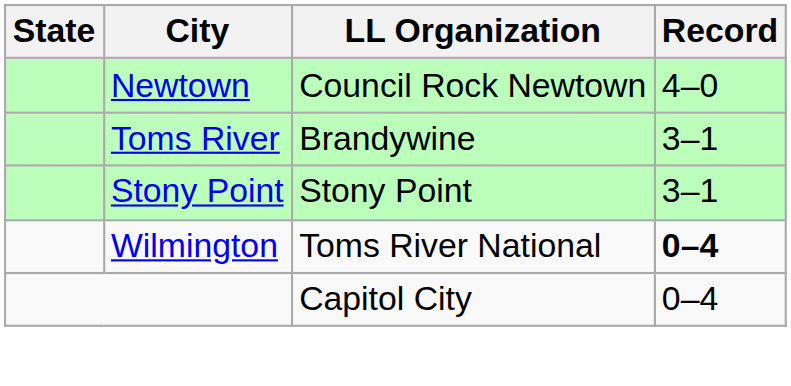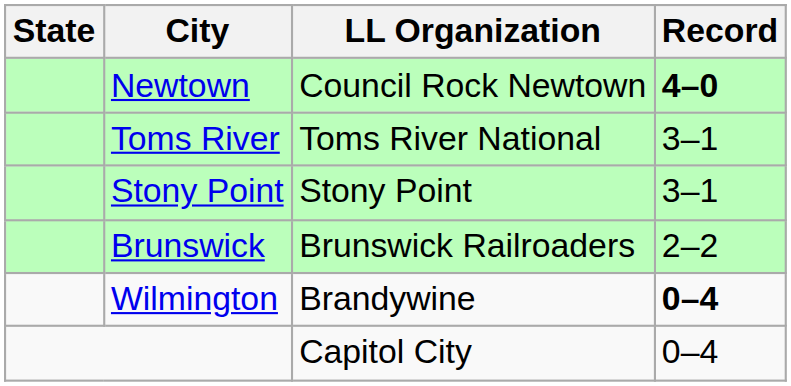(690, 84) normal -> (690, 84) bold
(387, 138) Brandywine -> (450, 138) Toms River National
+ row: (188, 245)
(450, 245) Toms River National -> (387, 298) Brandywine
